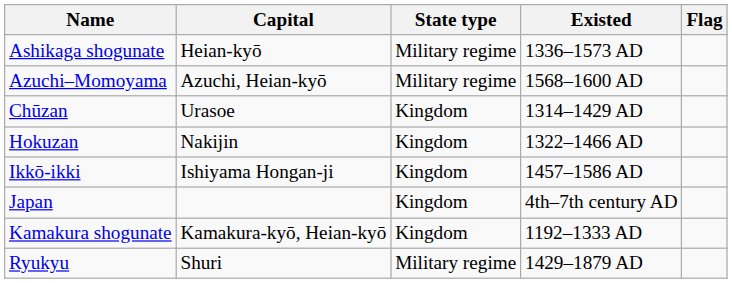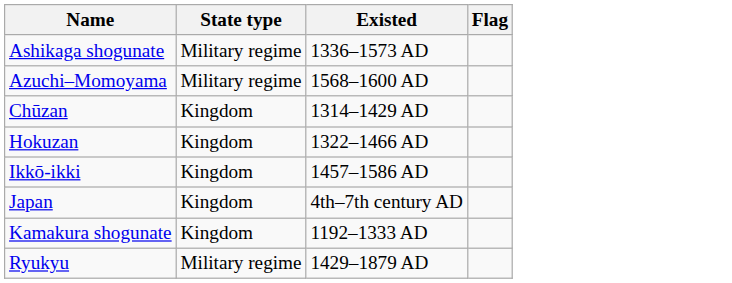- column: (283, 19)
